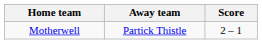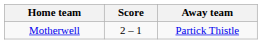columns swapped: (231, 13) <-> (155, 13)
